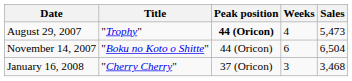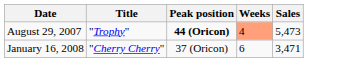(286, 31) no background -> (242, 31) lightsalmon background
- row: (52, 48)
(286, 66) 3 -> (242, 48) 6
(332, 66) 3,468 -> (288, 48) 3,471
